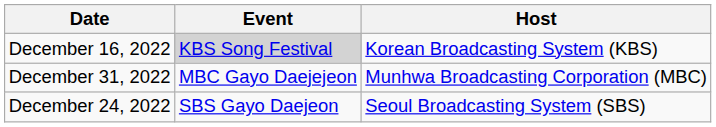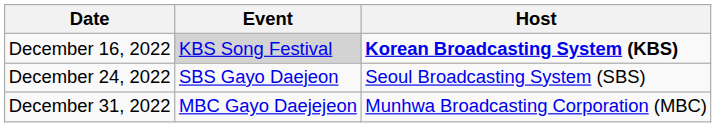(512, 48) normal -> (522, 48) bold
rows swapped: (90, 106) <-> (90, 77)
